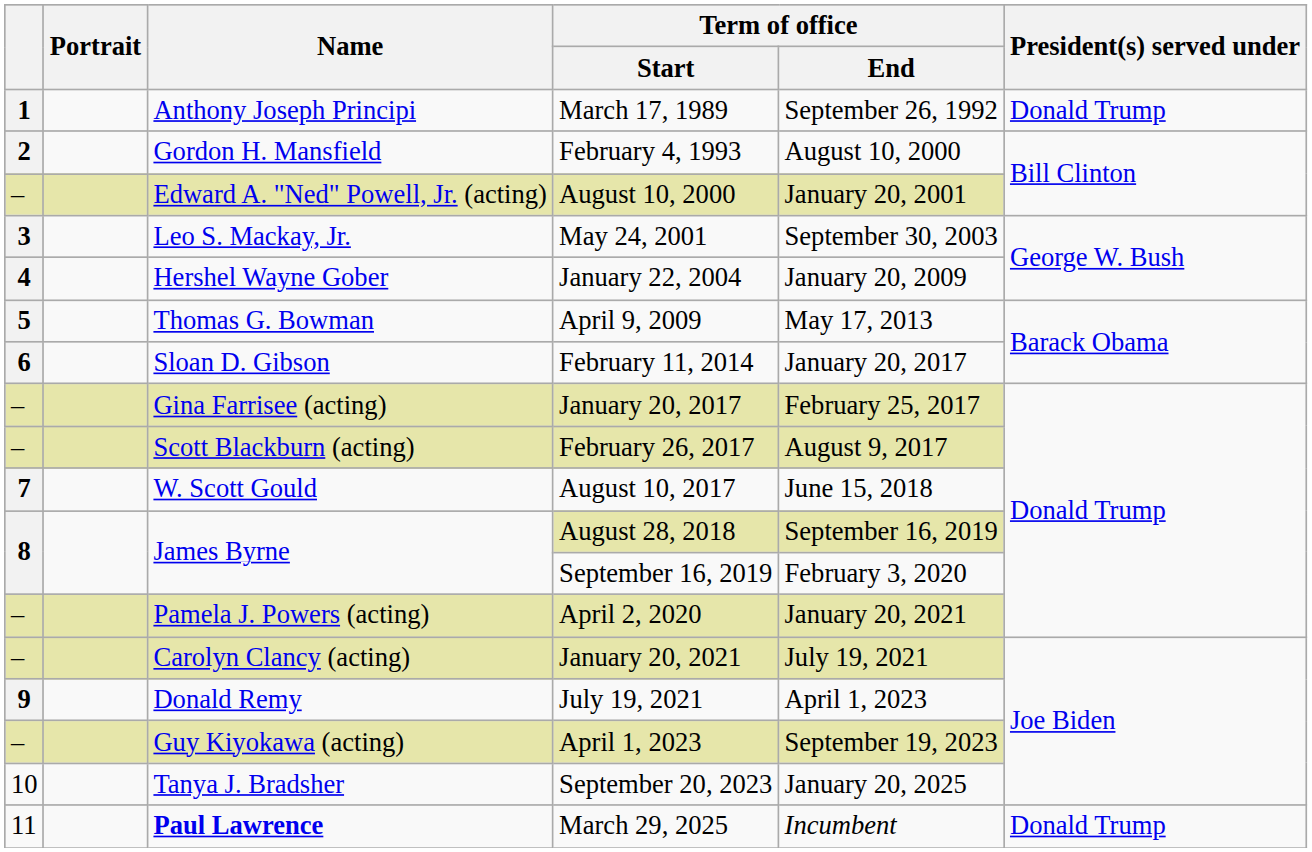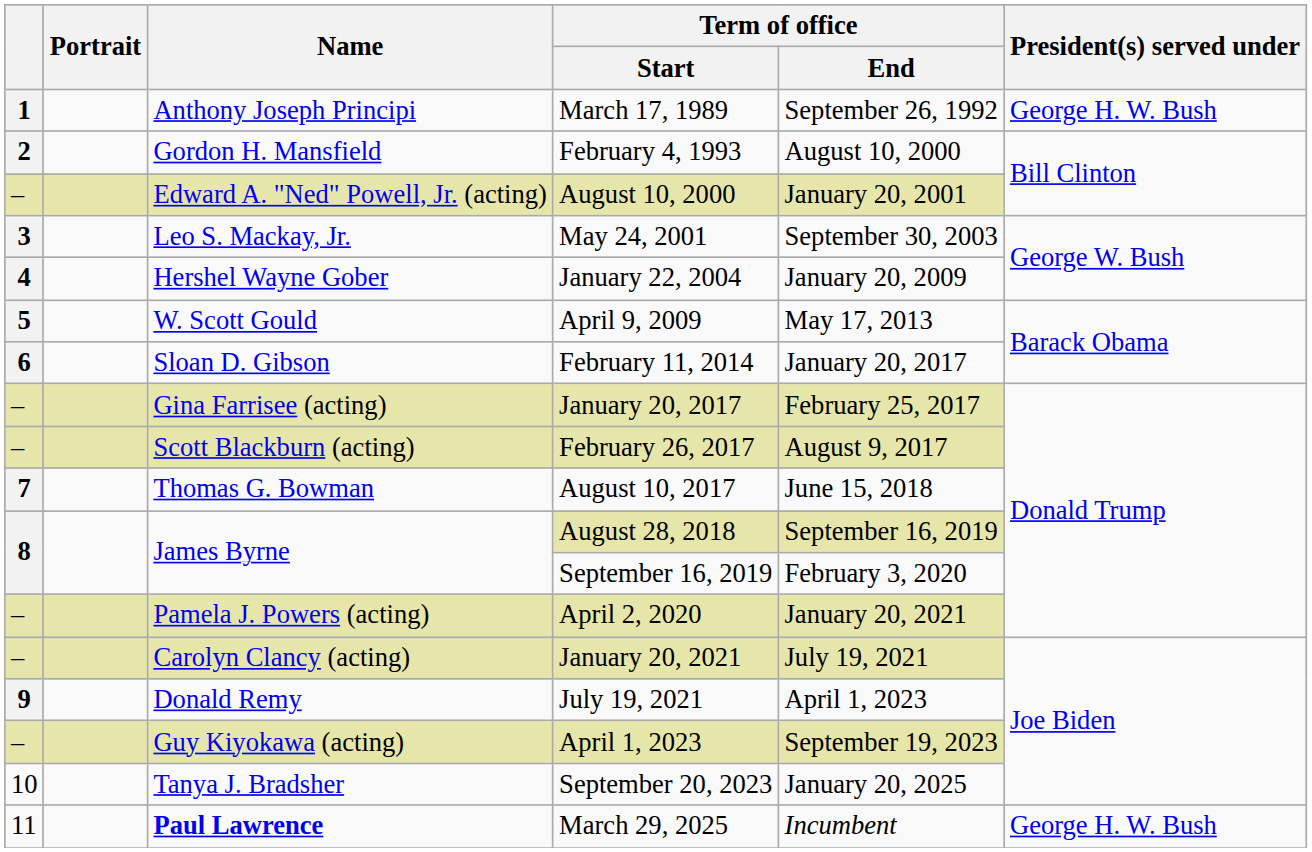(1088, 109) Donald Trump -> (1113, 109) George H. W. Bush
(264, 320) Thomas G. Bowman -> (235, 320) W. Scott Gould
(235, 488) W. Scott Gould -> (264, 488) Thomas G. Bowman
(1088, 825) Donald Trump -> (1113, 825) George H. W. Bush
